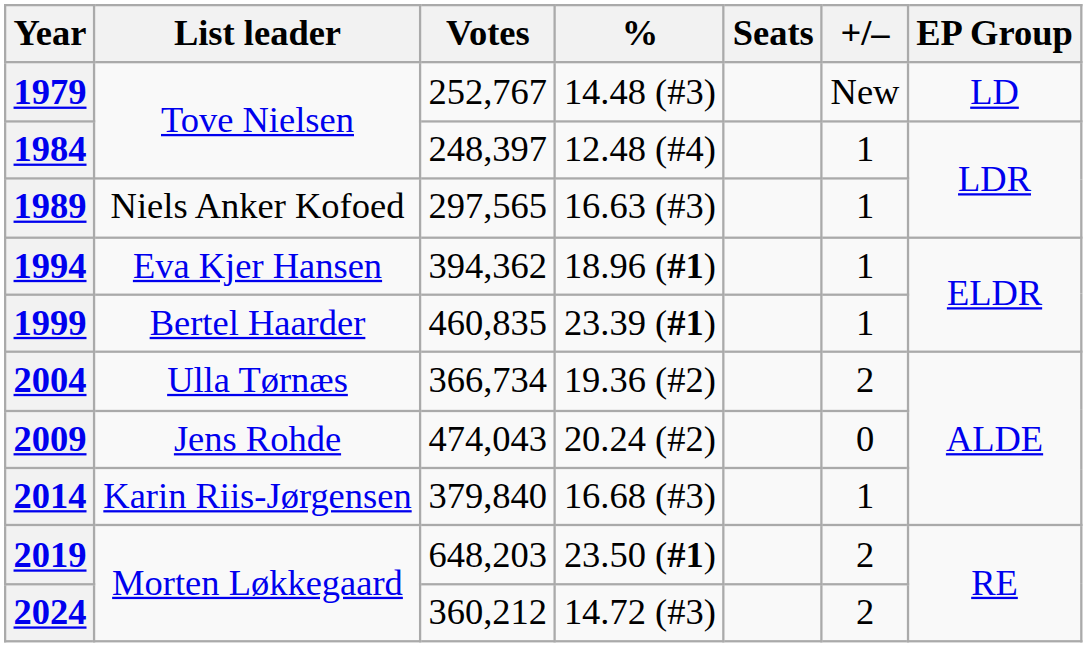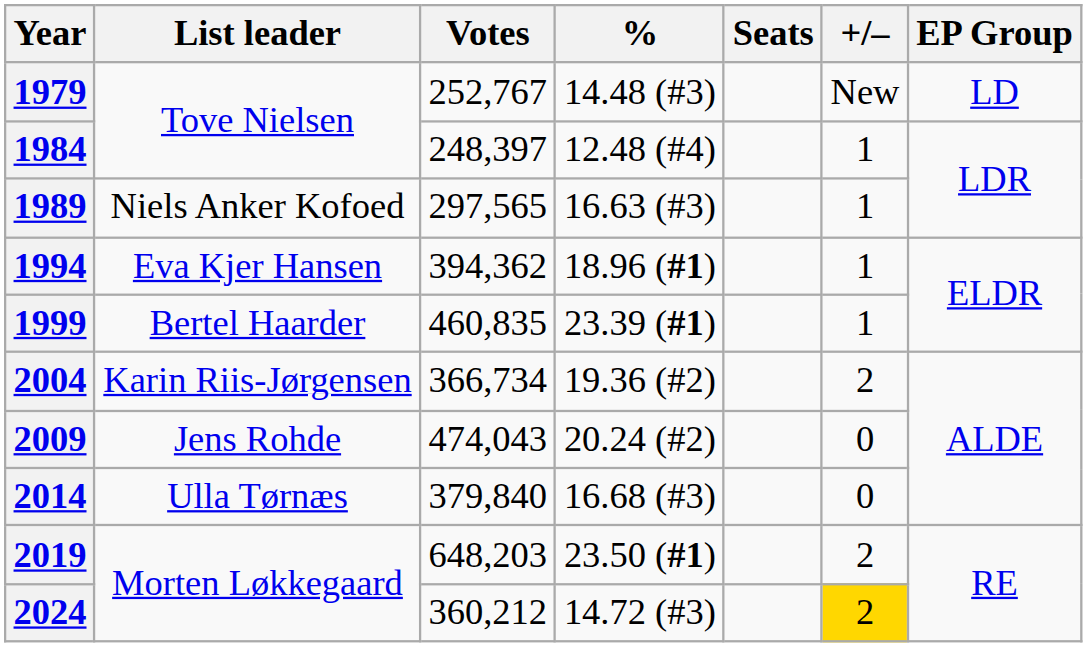(257, 380) Ulla Tørnæs -> (258, 380) Karin Riis-Jørgensen
(258, 496) Karin Riis-Jørgensen -> (257, 496) Ulla Tørnæs
(865, 496) 1 -> (865, 496) 0
(865, 611) no background -> (865, 611) gold background
